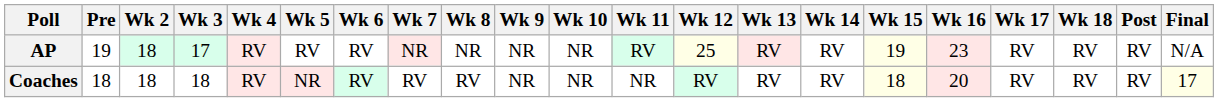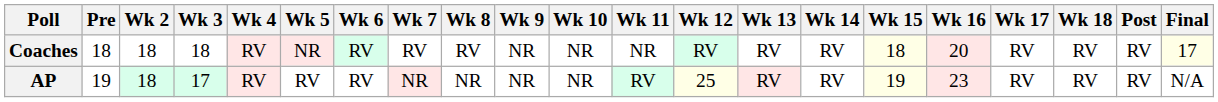rows swapped: (43, 50) <-> (43, 81)
